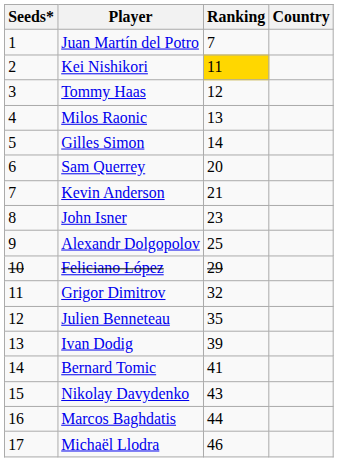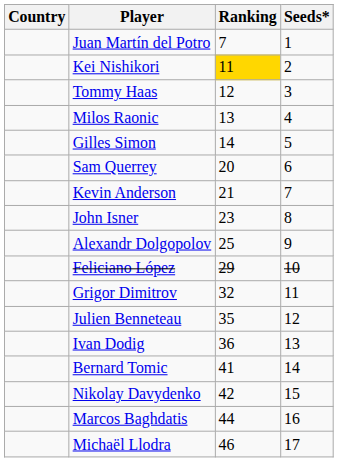columns swapped: (301, 17) <-> (31, 17)
(215, 343) 39 -> (226, 343) 36
(215, 393) 43 -> (226, 393) 42
